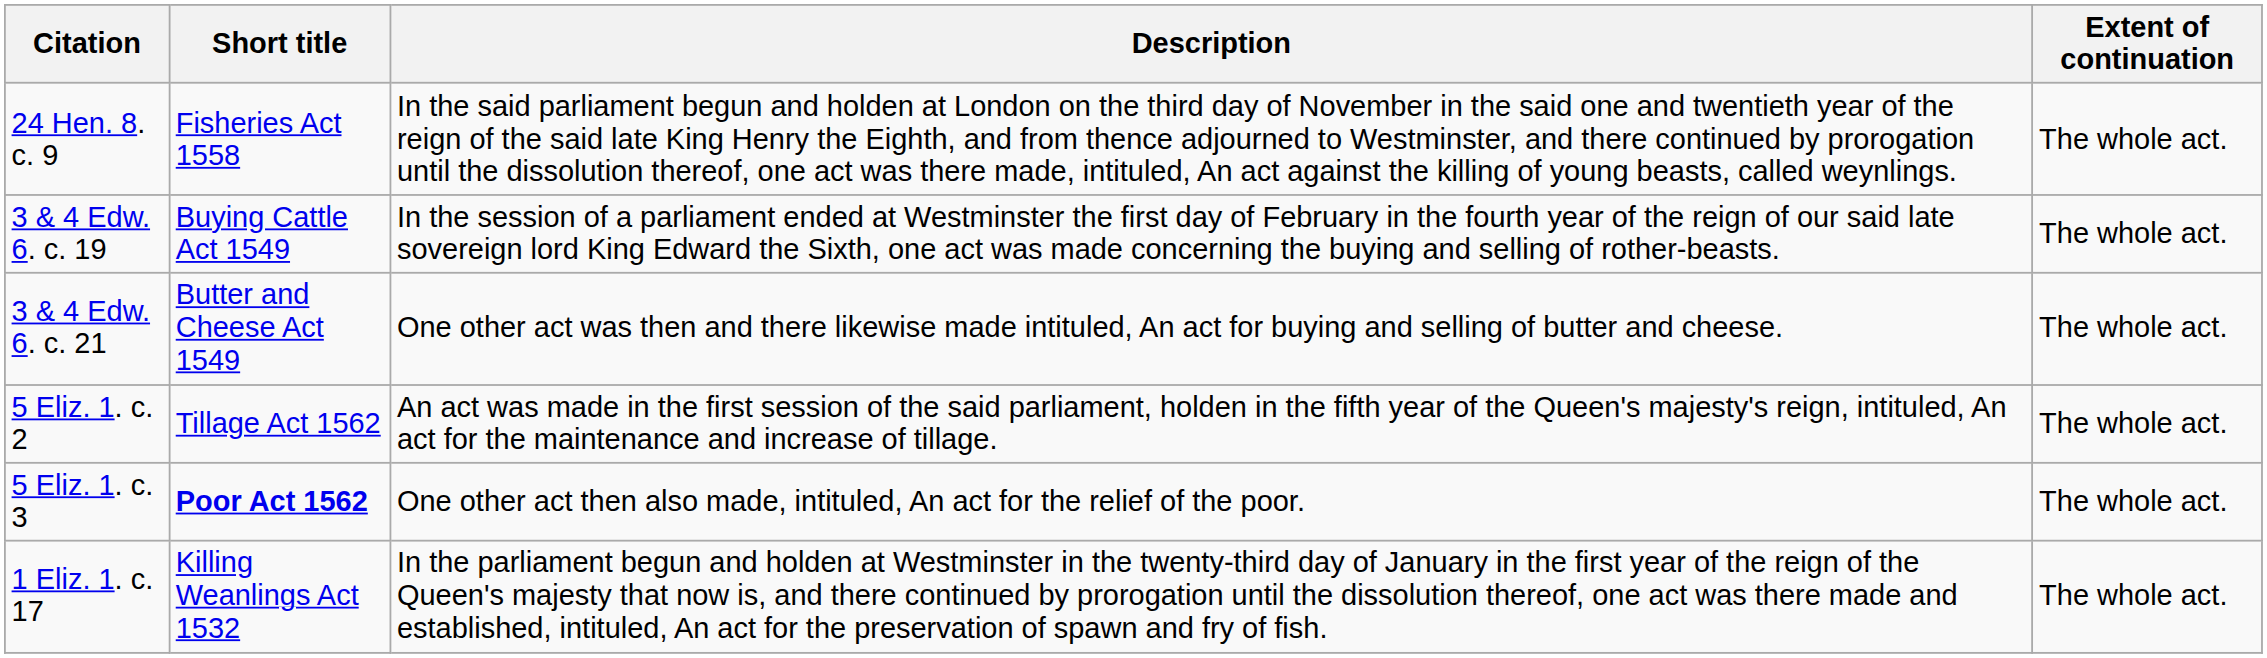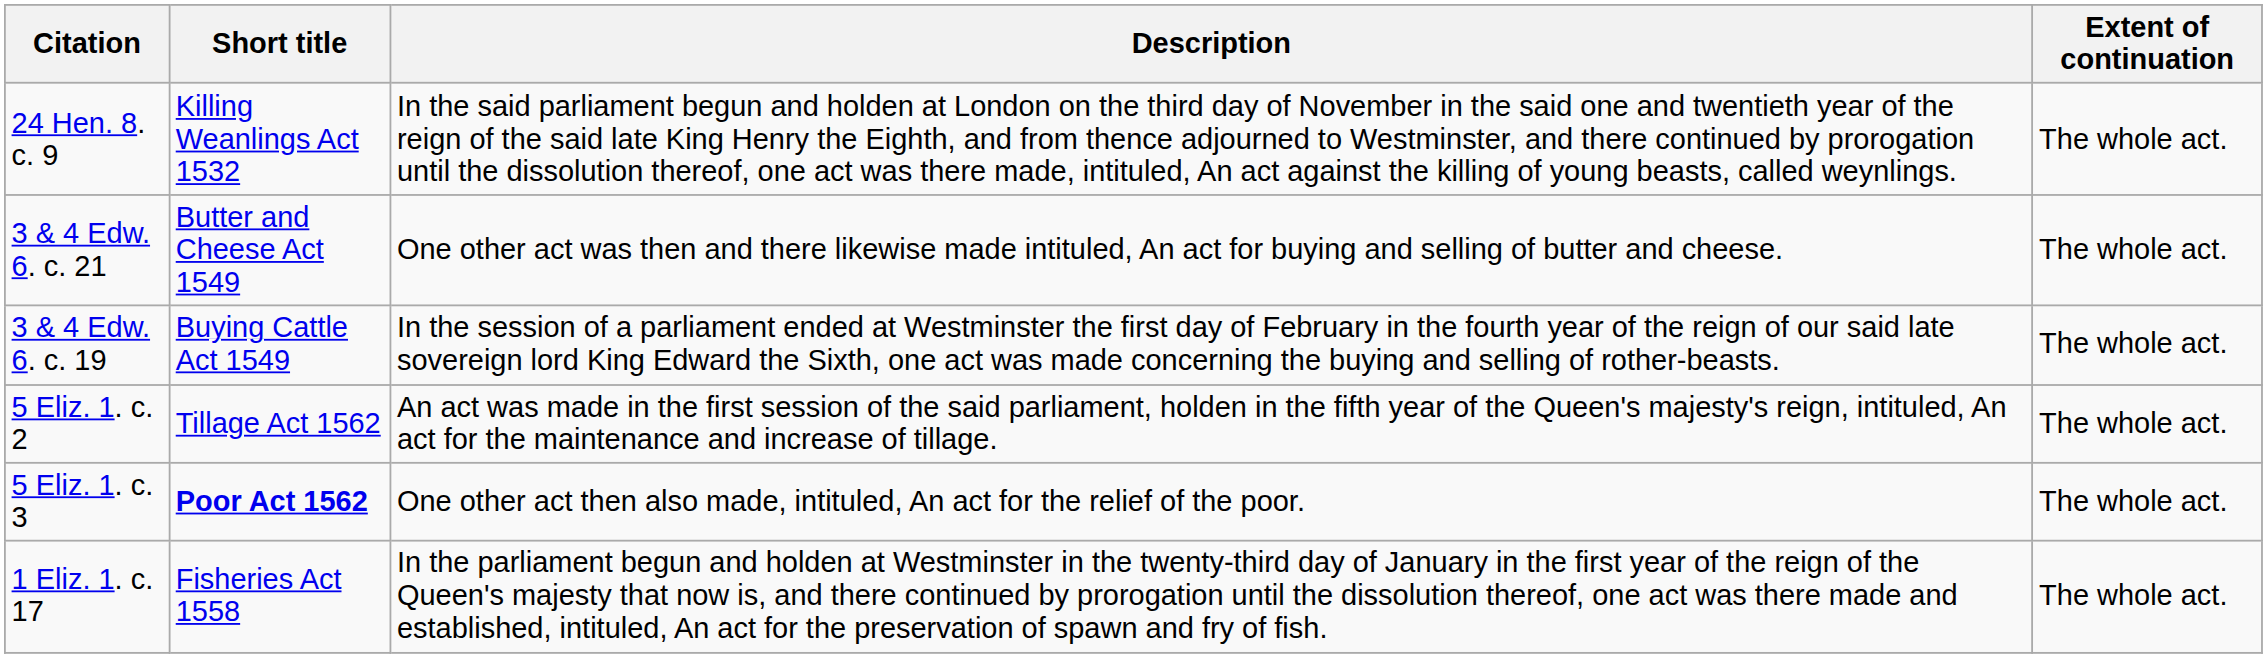(259, 138) Fisheries Act 1558 -> (267, 138) Killing Weanlings Act 1532
rows swapped: (81, 233) <-> (81, 328)
(267, 596) Killing Weanlings Act 1532 -> (259, 596) Fisheries Act 1558
